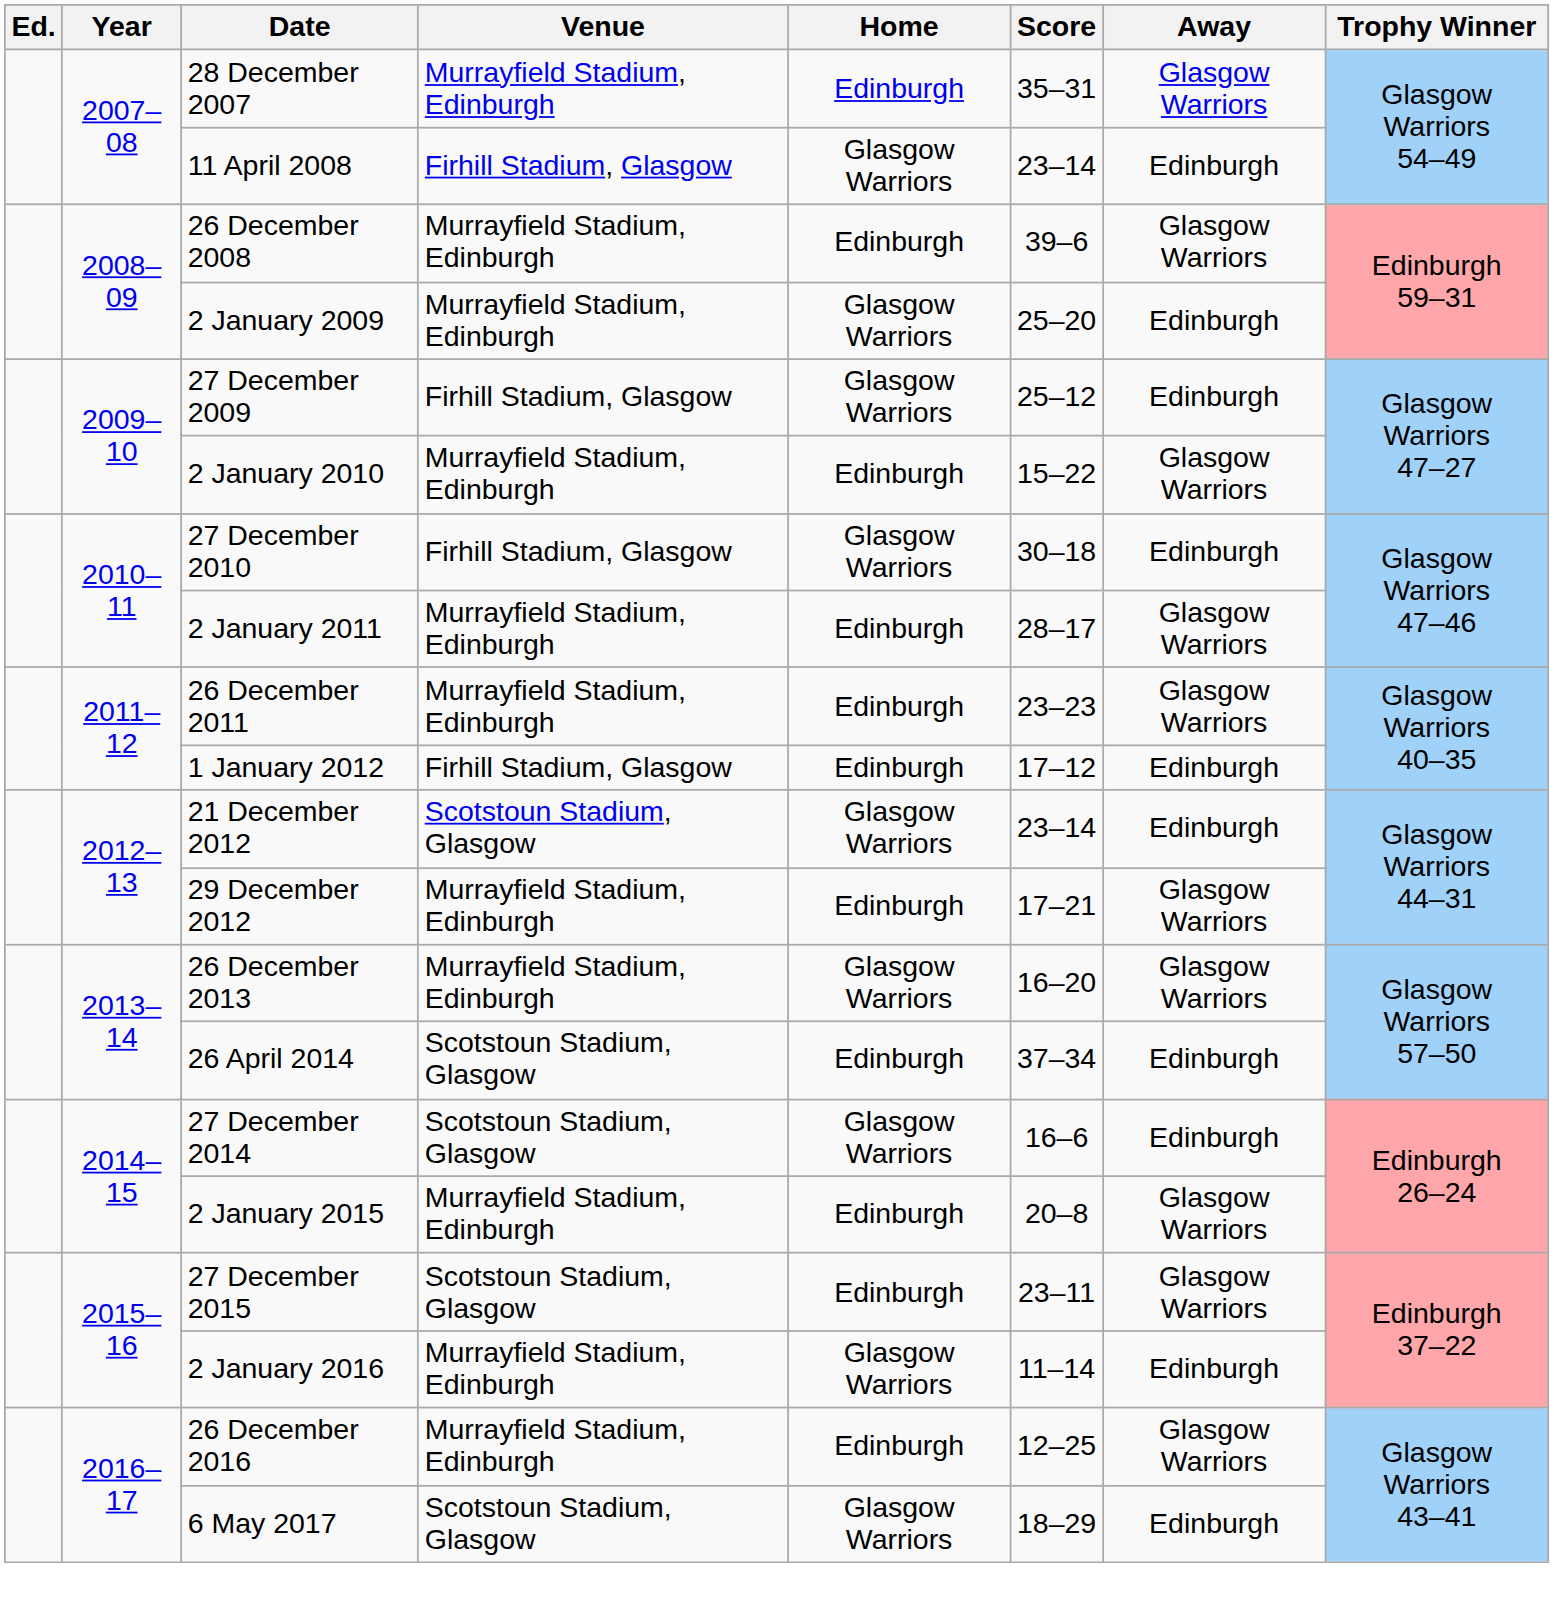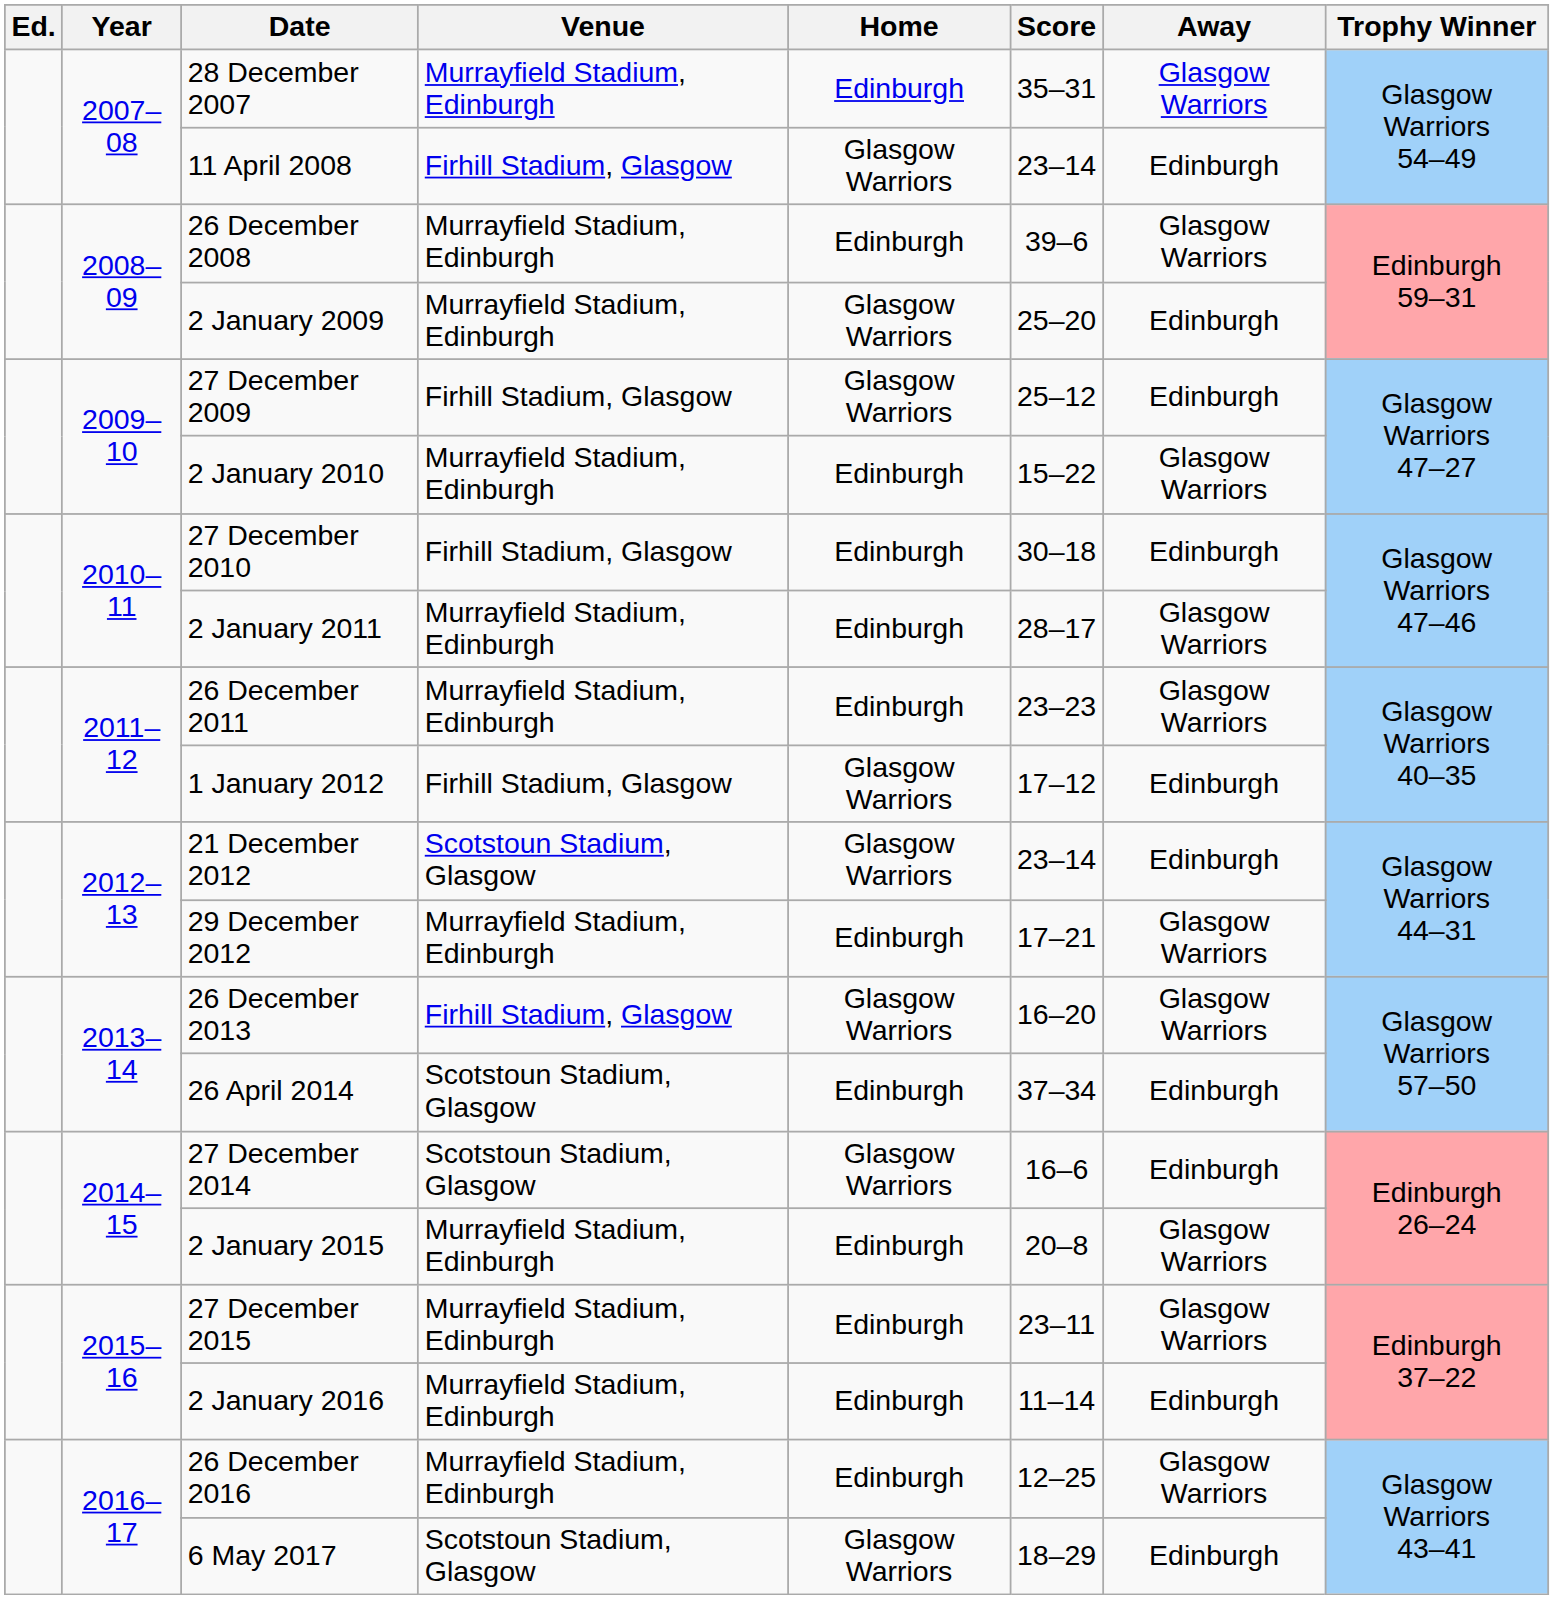(899, 551) Glasgow Warriors -> (899, 551) Edinburgh
(899, 767) Edinburgh -> (899, 783) Glasgow Warriors
(555, 982) Murrayfield Stadium, Edinburgh -> (578, 1014) Firhill Stadium, Glasgow
(548, 1291) Scotstoun Stadium, Glasgow -> (555, 1323) Murrayfield Stadium, Edinburgh
(899, 1368) Glasgow Warriors -> (899, 1400) Edinburgh
